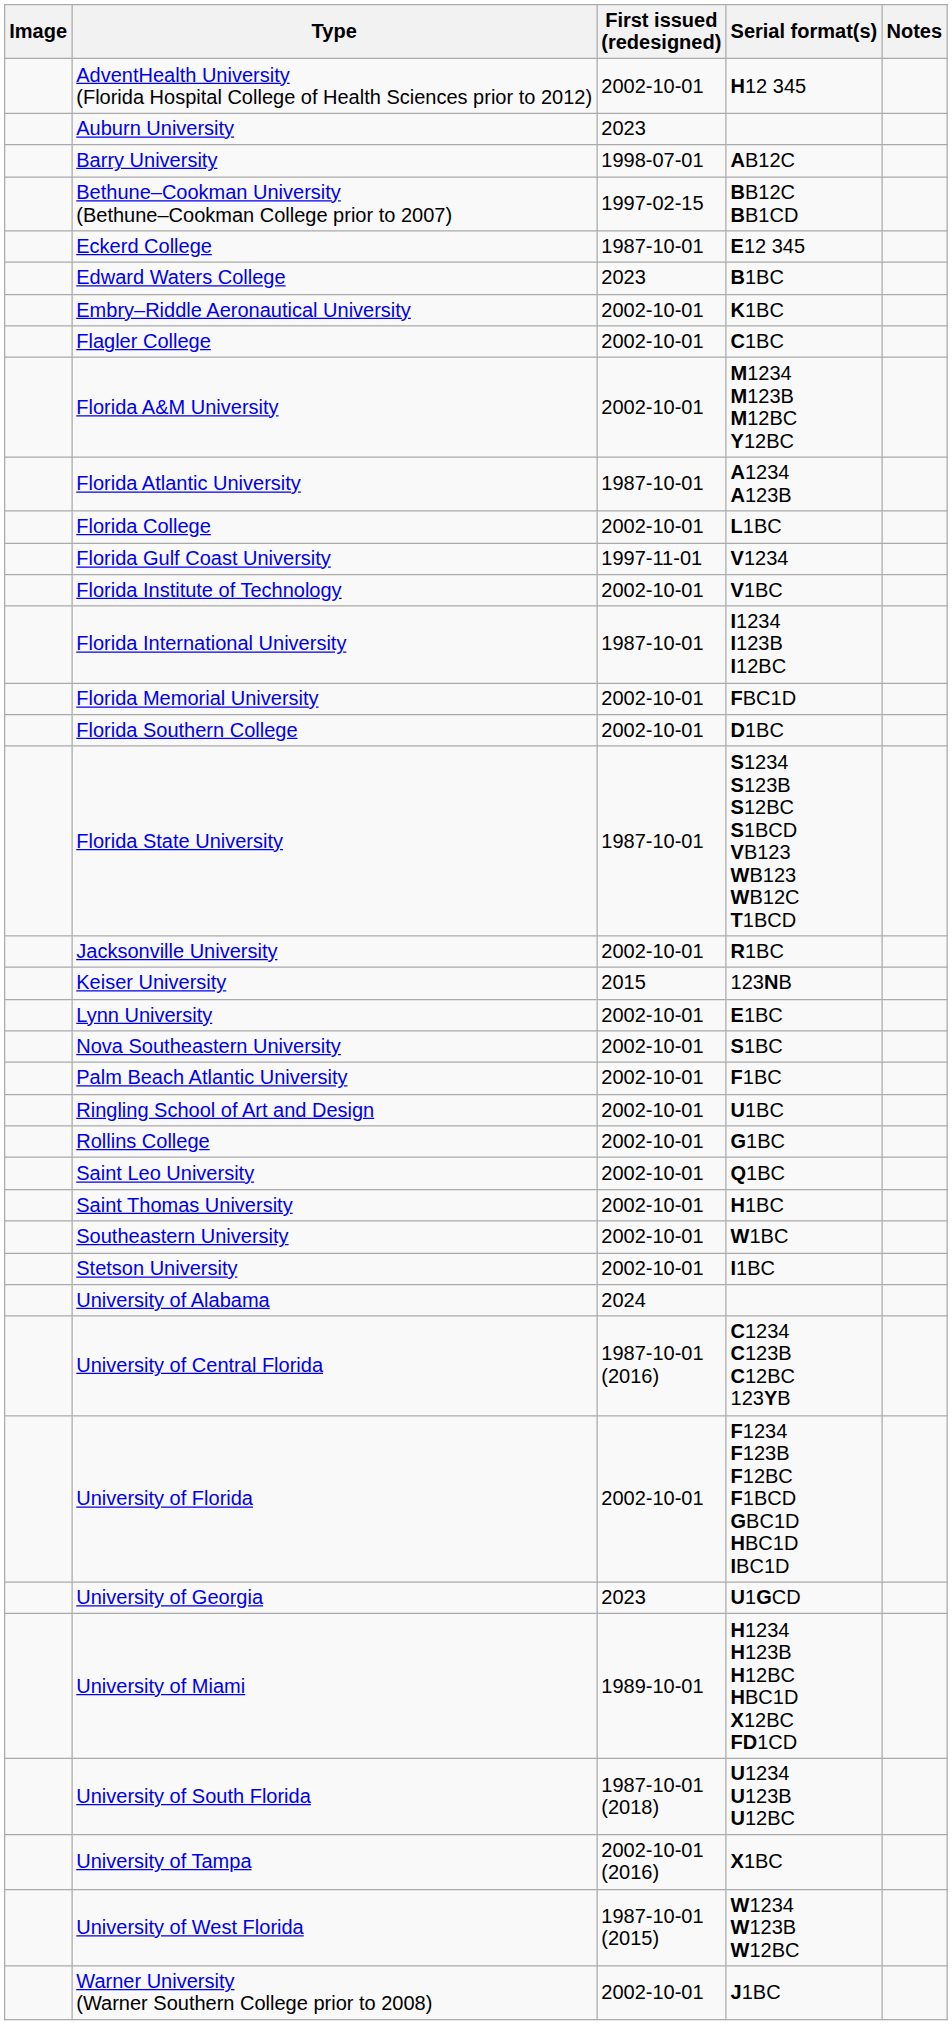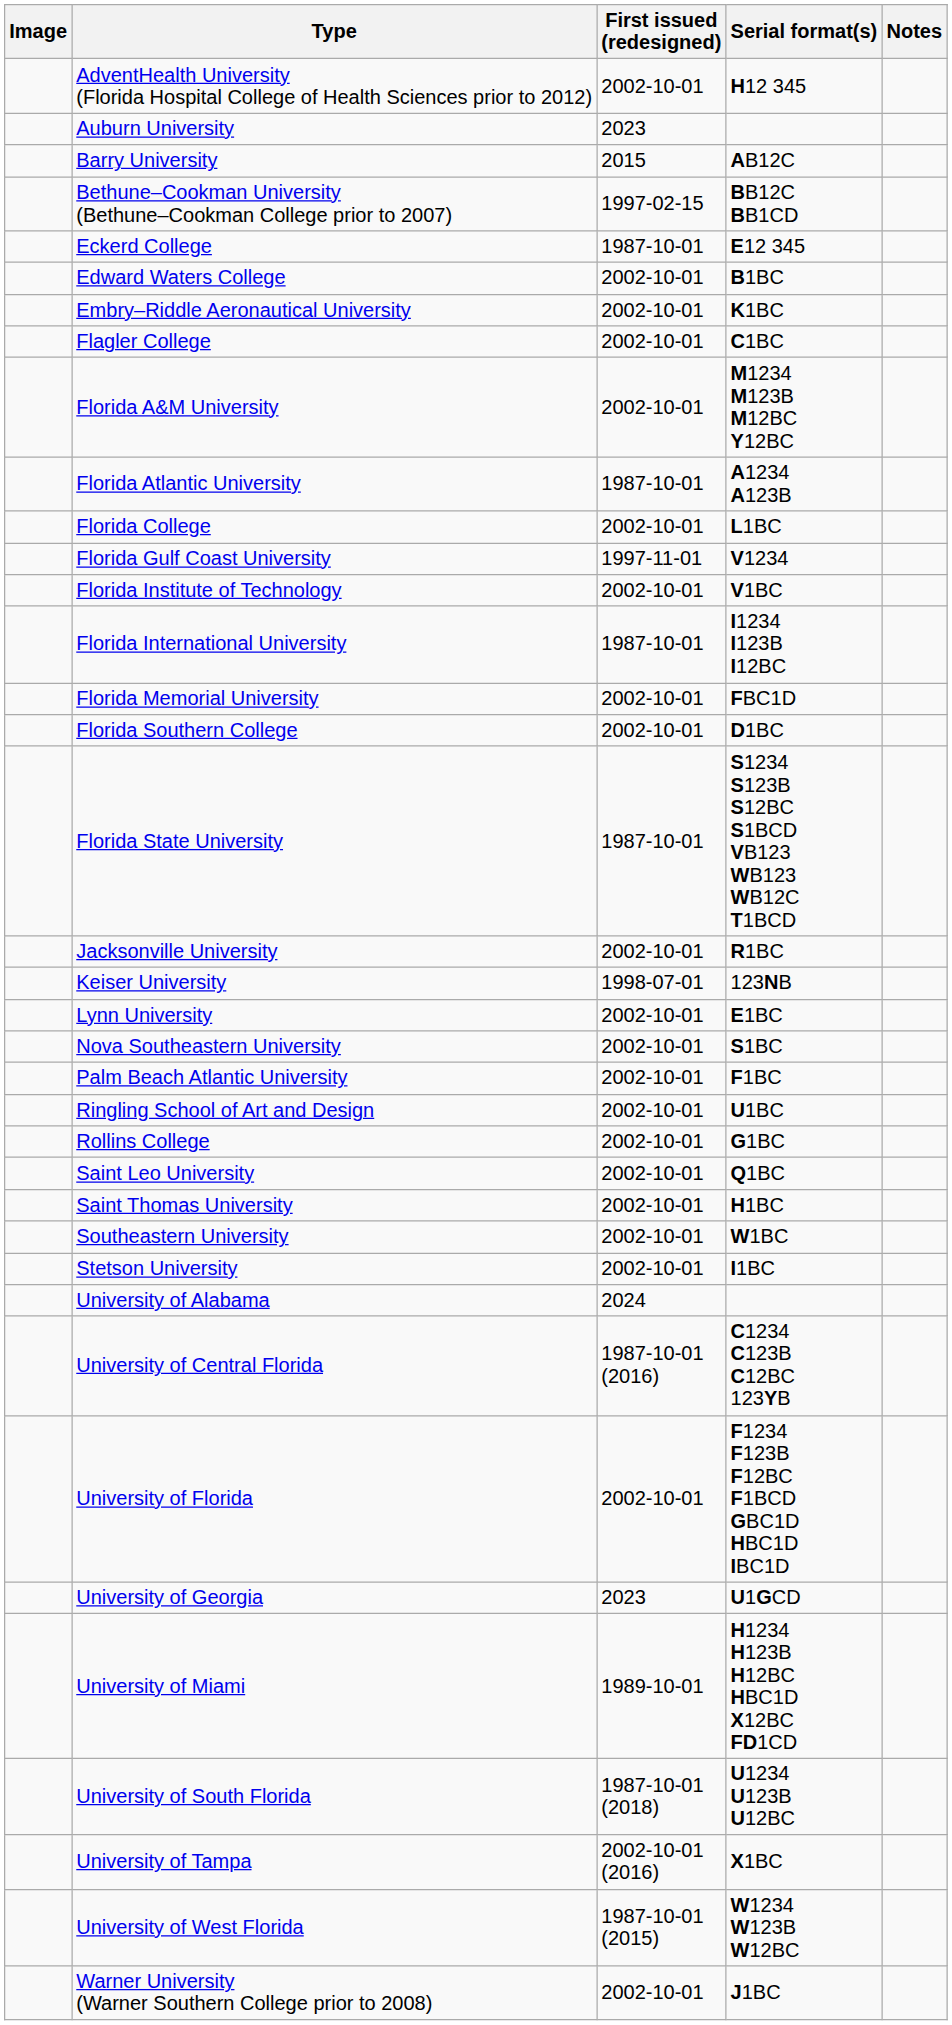(652, 160) 1998-07-01 -> (624, 160) 2015
(624, 278) 2023 -> (652, 278) 2002-10-01
(624, 983) 2015 -> (652, 983) 1998-07-01
